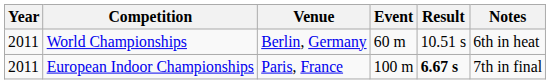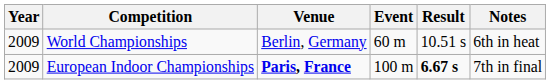(23, 41) 2011 -> (24, 41) 2009
(23, 66) 2011 -> (24, 66) 2009
(302, 66) normal -> (306, 66) bold
